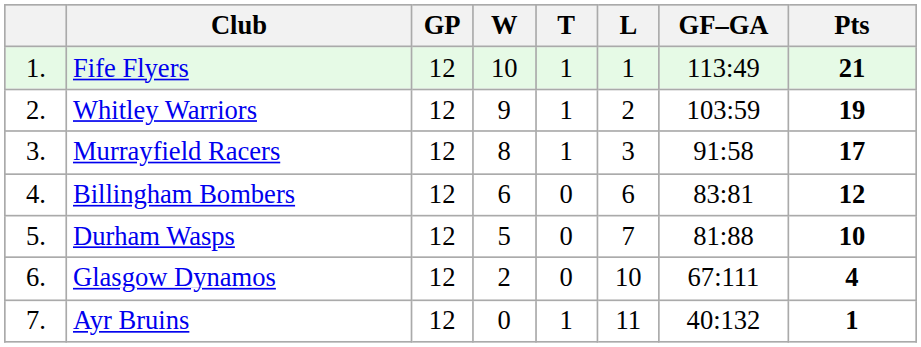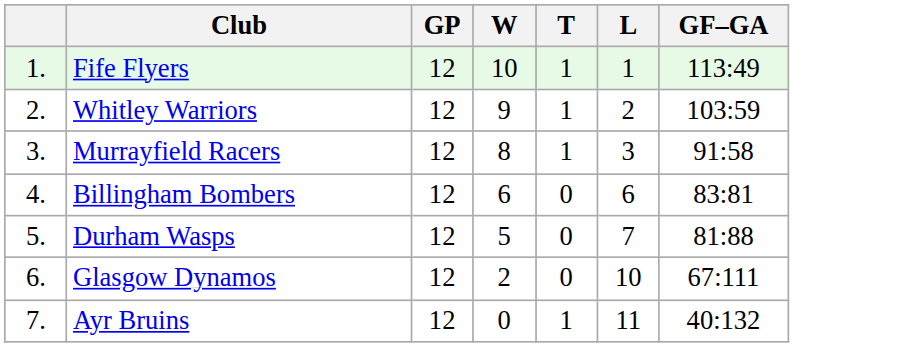- column: (852, 25)
